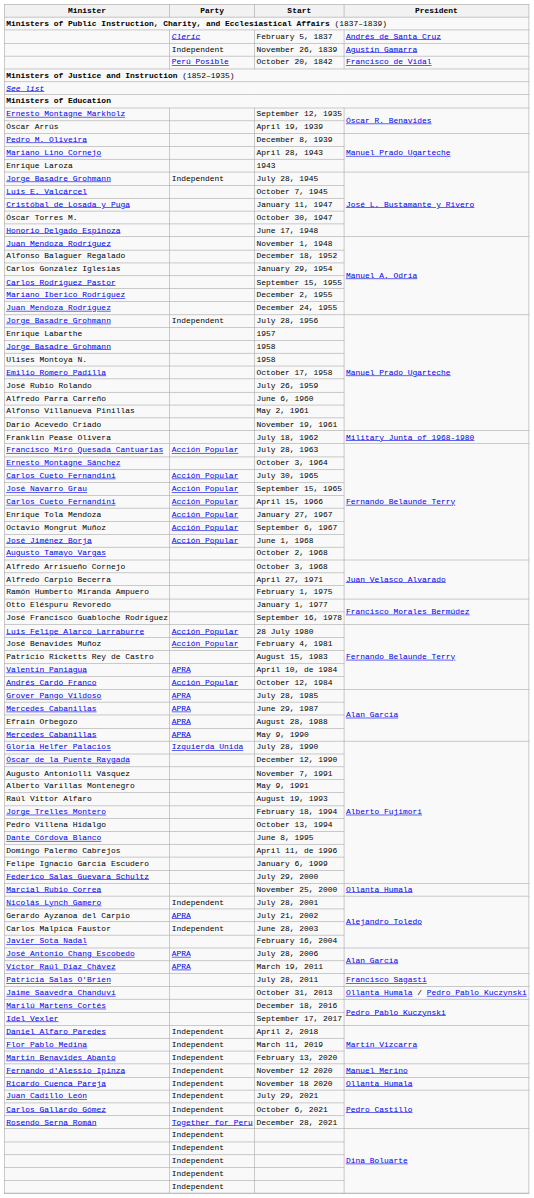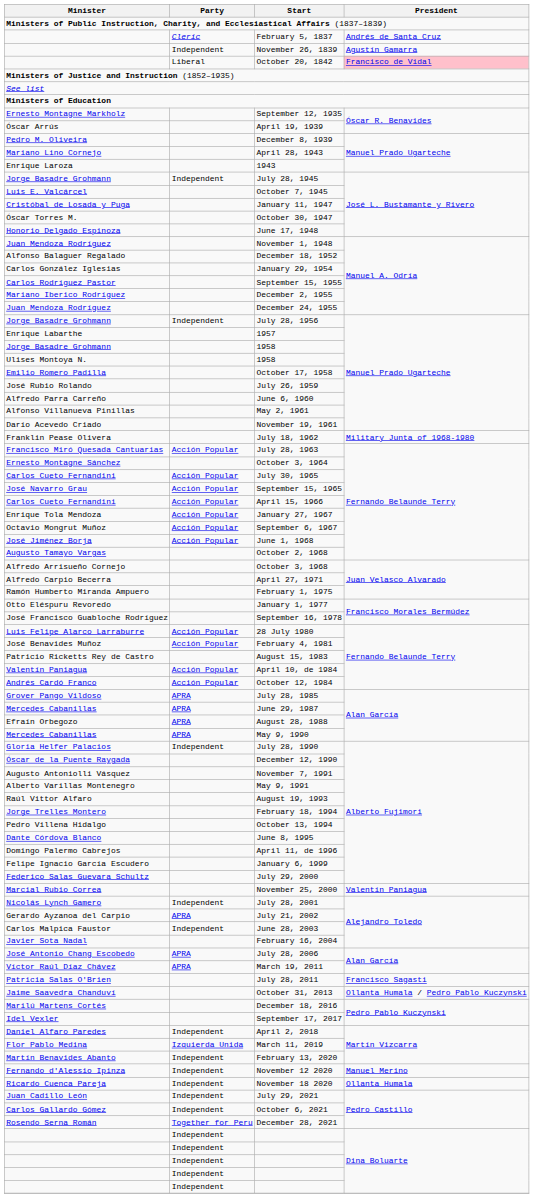(200, 62) Perú Posible -> (188, 62) Liberal
(389, 62) no background -> (389, 62) pink background
(181, 670) APRA -> (205, 670) Acción Popular
(207, 747) Izquierda Unida -> (198, 747) Independent
(379, 890) Ollanta Humala -> (386, 890) Valentín Paniagua
(198, 1045) Independent -> (207, 1045) Izquierda Unida
